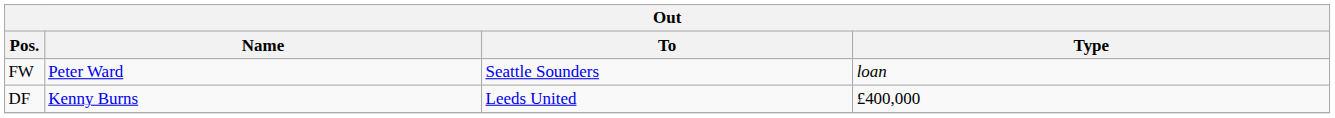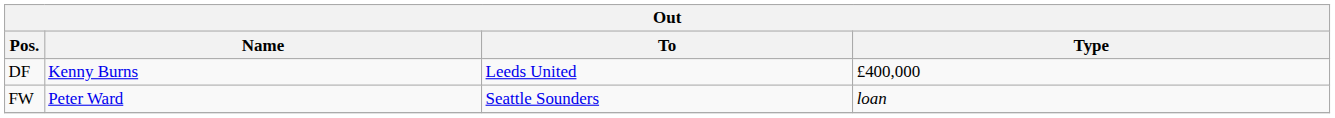rows swapped: (19, 98) <-> (21, 71)
